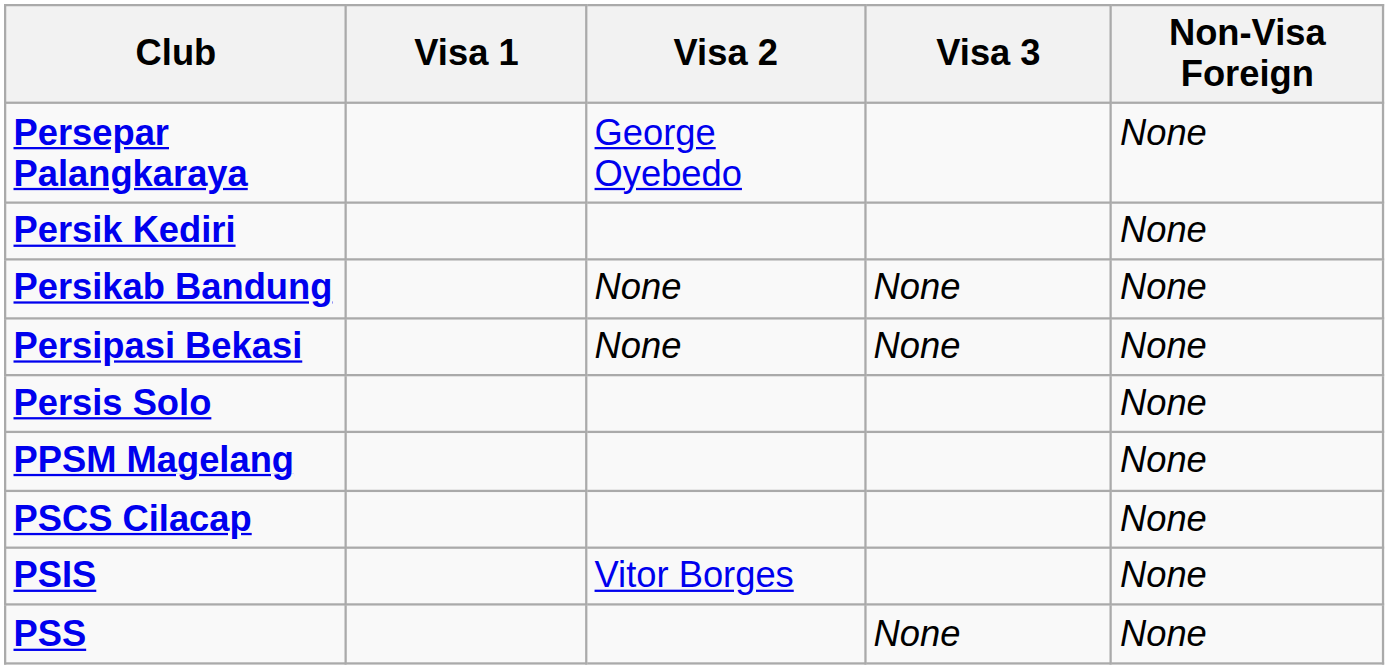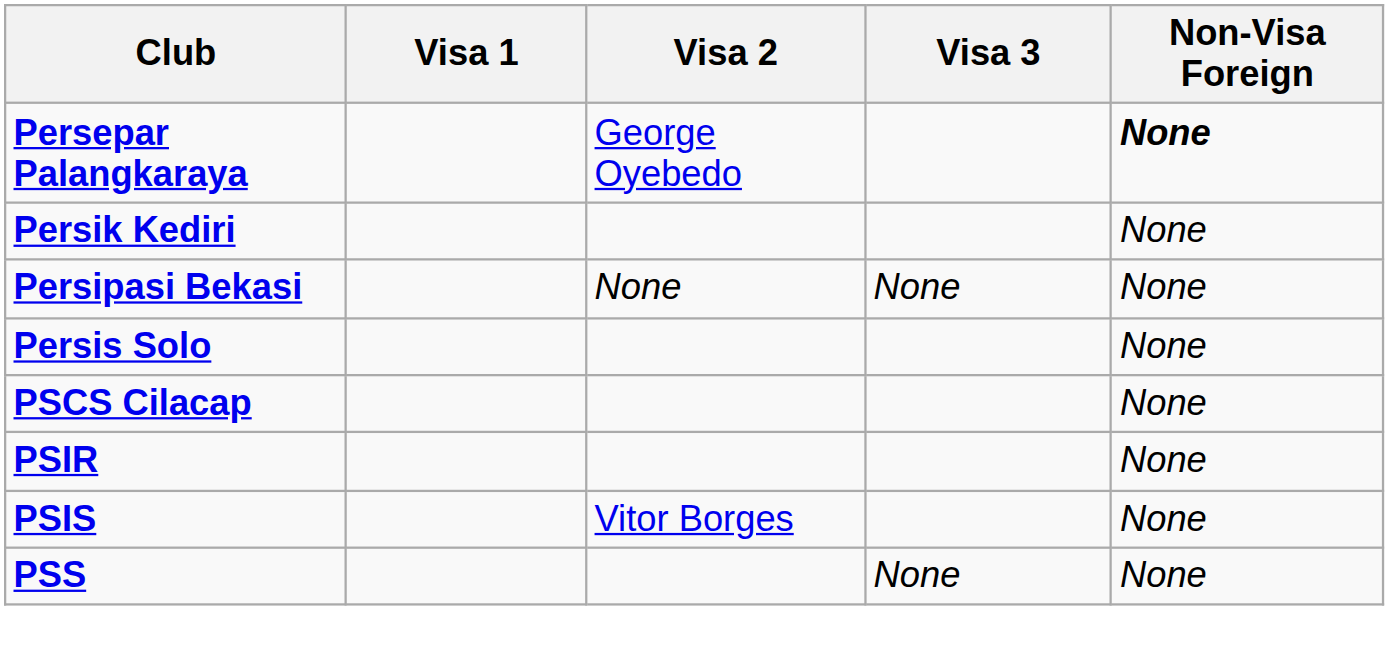(1163, 131) normal -> (1165, 131) bold
- row: (173, 287)
- row: (154, 460)
+ row: (56, 460)
